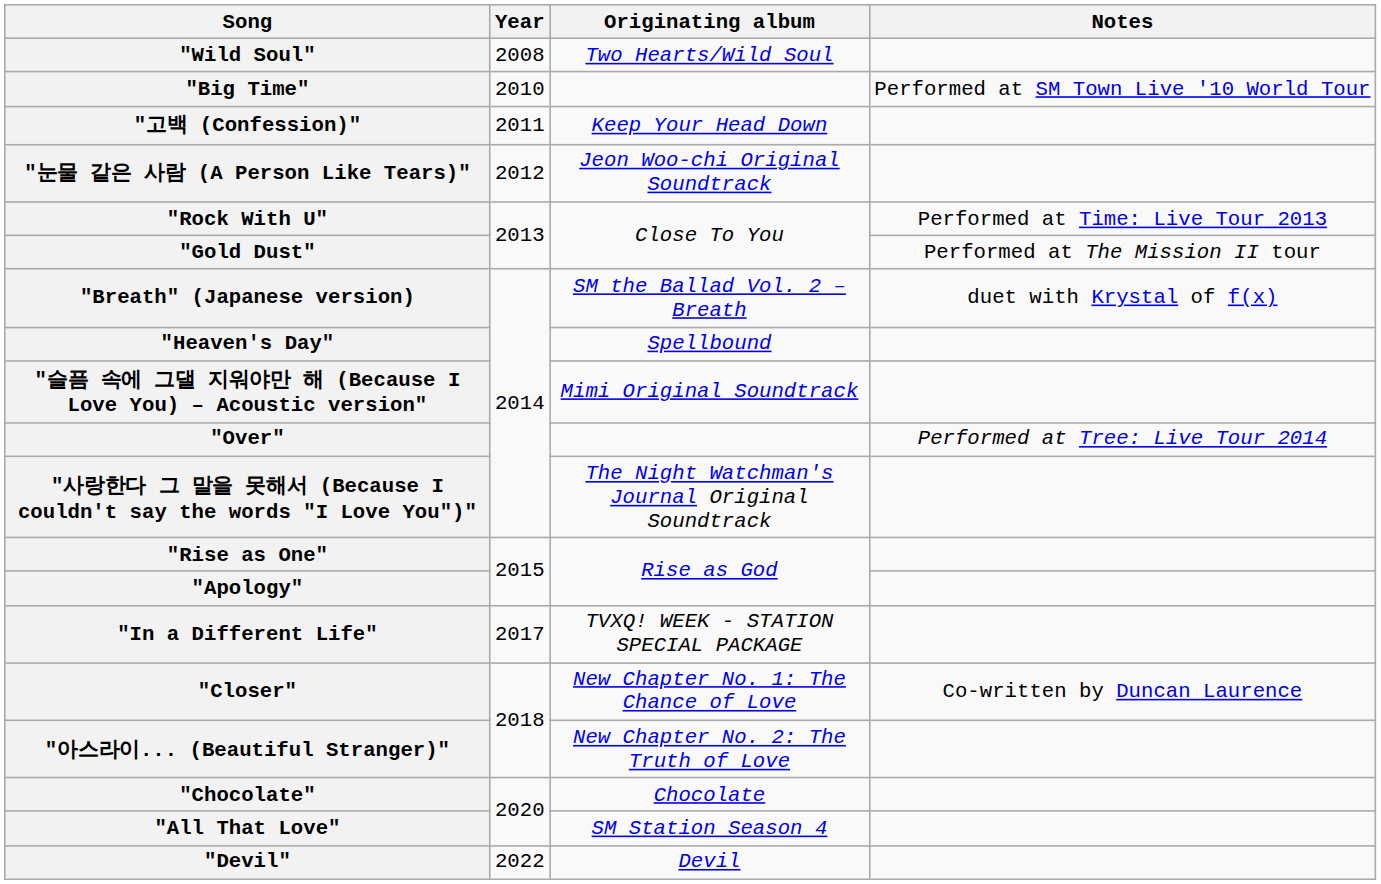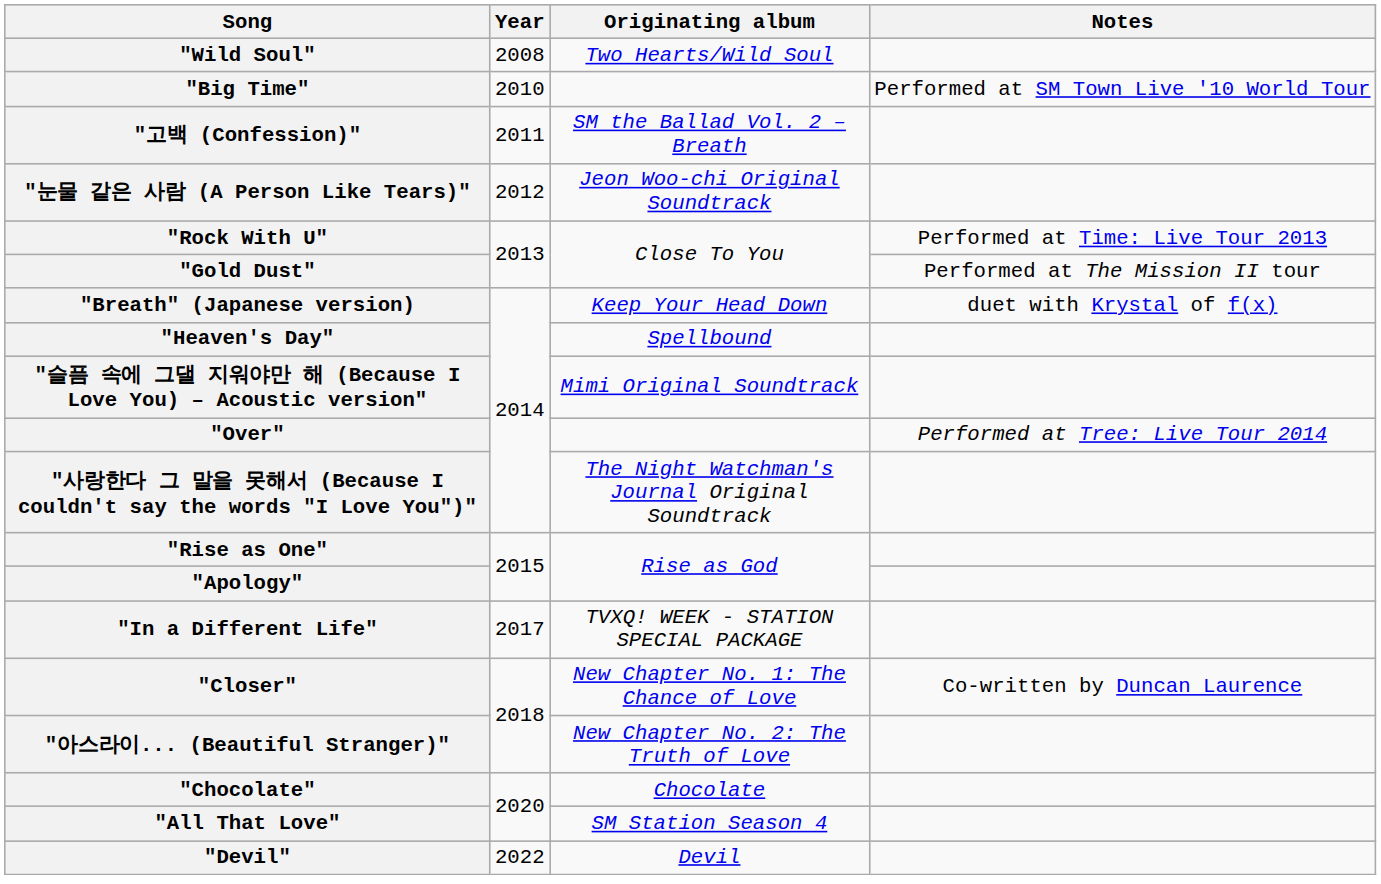(709, 125) Keep Your Head Down -> (709, 135) SM the Ballad Vol. 2 – Breath
(709, 298) SM the Ballad Vol. 2 – Breath -> (709, 305) Keep Your Head Down
